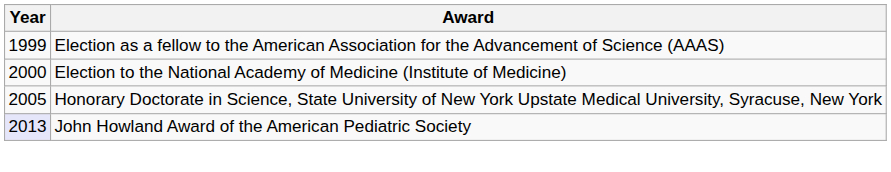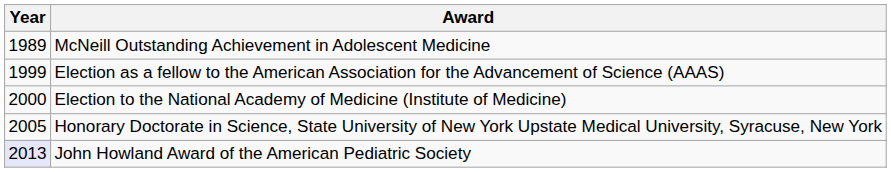+ row: (272, 45)
